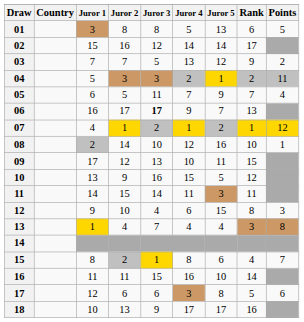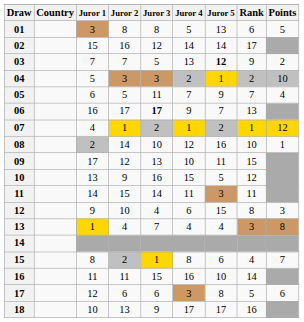(221, 62) normal -> (221, 62) bold
(282, 78) 11 -> (282, 78) 10
